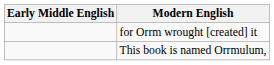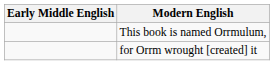rows swapped: (193, 50) <-> (188, 32)
